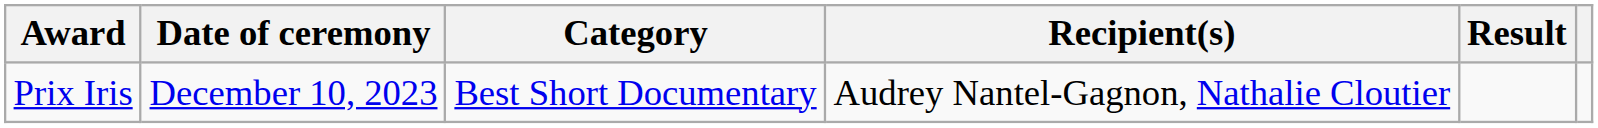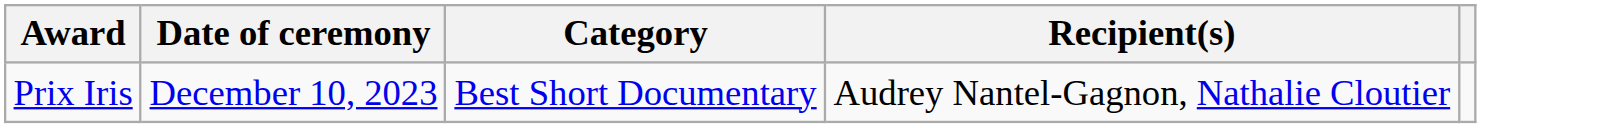- column: (1517, 33)
